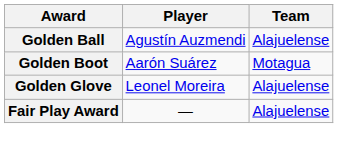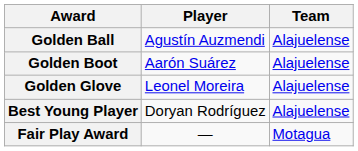(281, 63) Motagua -> (311, 63) Alajuelense
+ row: (73, 110)
(291, 110) Alajuelense -> (301, 134) Motagua
